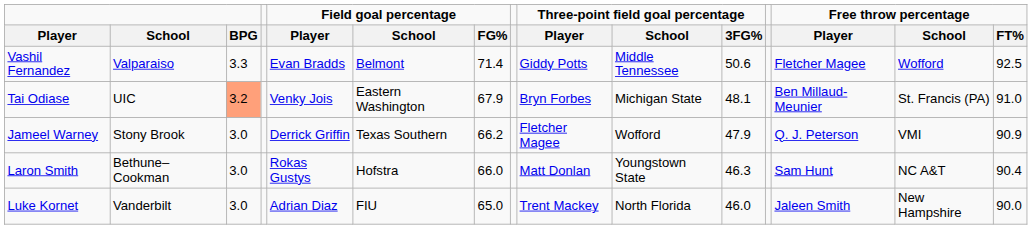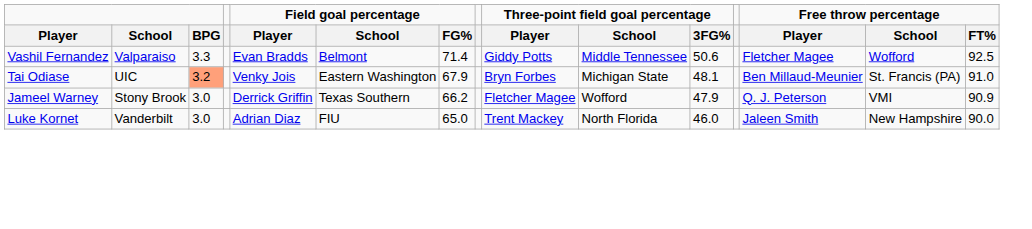- row: (43, 170)
